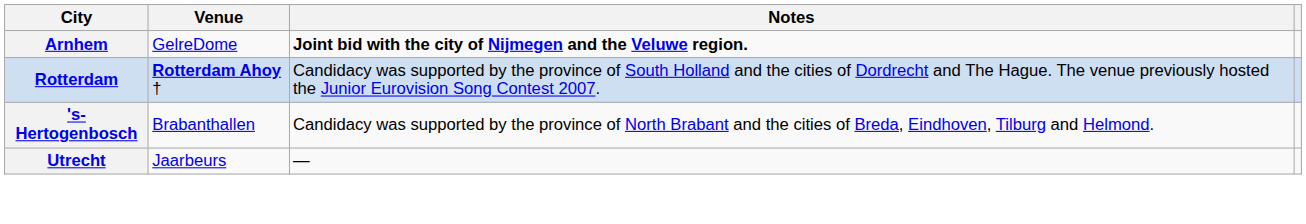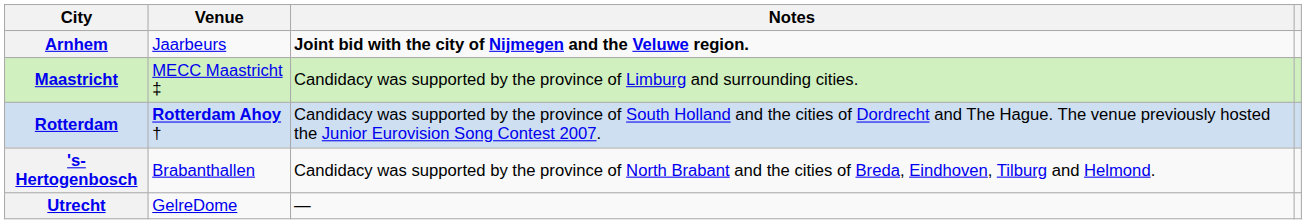(195, 44) GelreDome -> (189, 44) Jaarbeurs
+ row: (76, 79)
(189, 160) Jaarbeurs -> (195, 205) GelreDome
